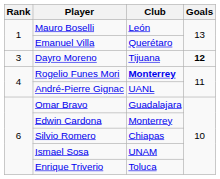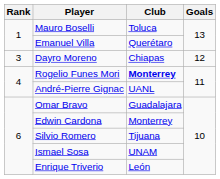(139, 27) León -> (142, 27) Toluca
(144, 58) Tijuana -> (146, 58) Chiapas
(200, 58) bold -> (200, 58) normal
(146, 136) Chiapas -> (144, 136) Tijuana
(142, 167) Toluca -> (139, 167) León
